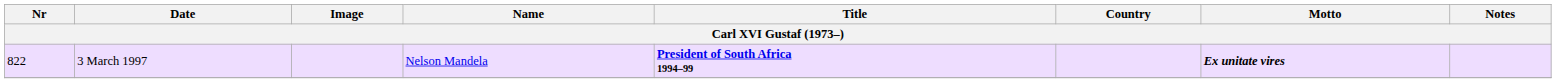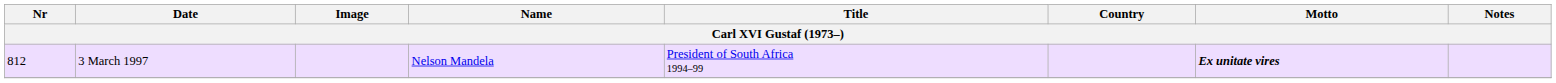(17, 61) 822 -> (17, 61) 812
(724, 61) bold -> (730, 61) normal
